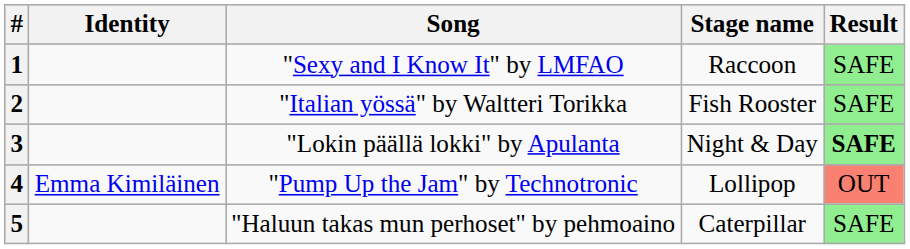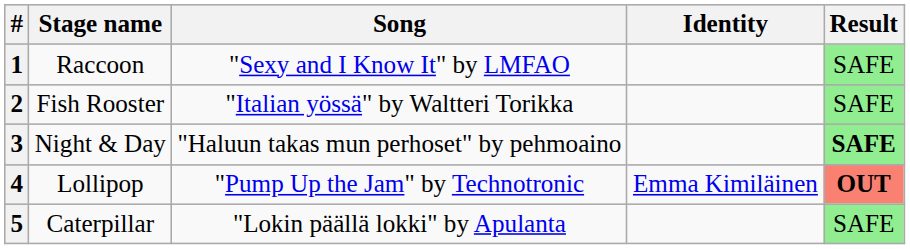columns swapped: (752, 24) <-> (127, 24)
(453, 143) "Lokin päällä lokki" by Apulanta -> (399, 143) "Haluun takas mun perhoset" by pehmoaino
(864, 183) normal -> (864, 183) bold
(453, 223) "Haluun takas mun perhoset" by pehmoaino -> (399, 223) "Lokin päällä lokki" by Apulanta
